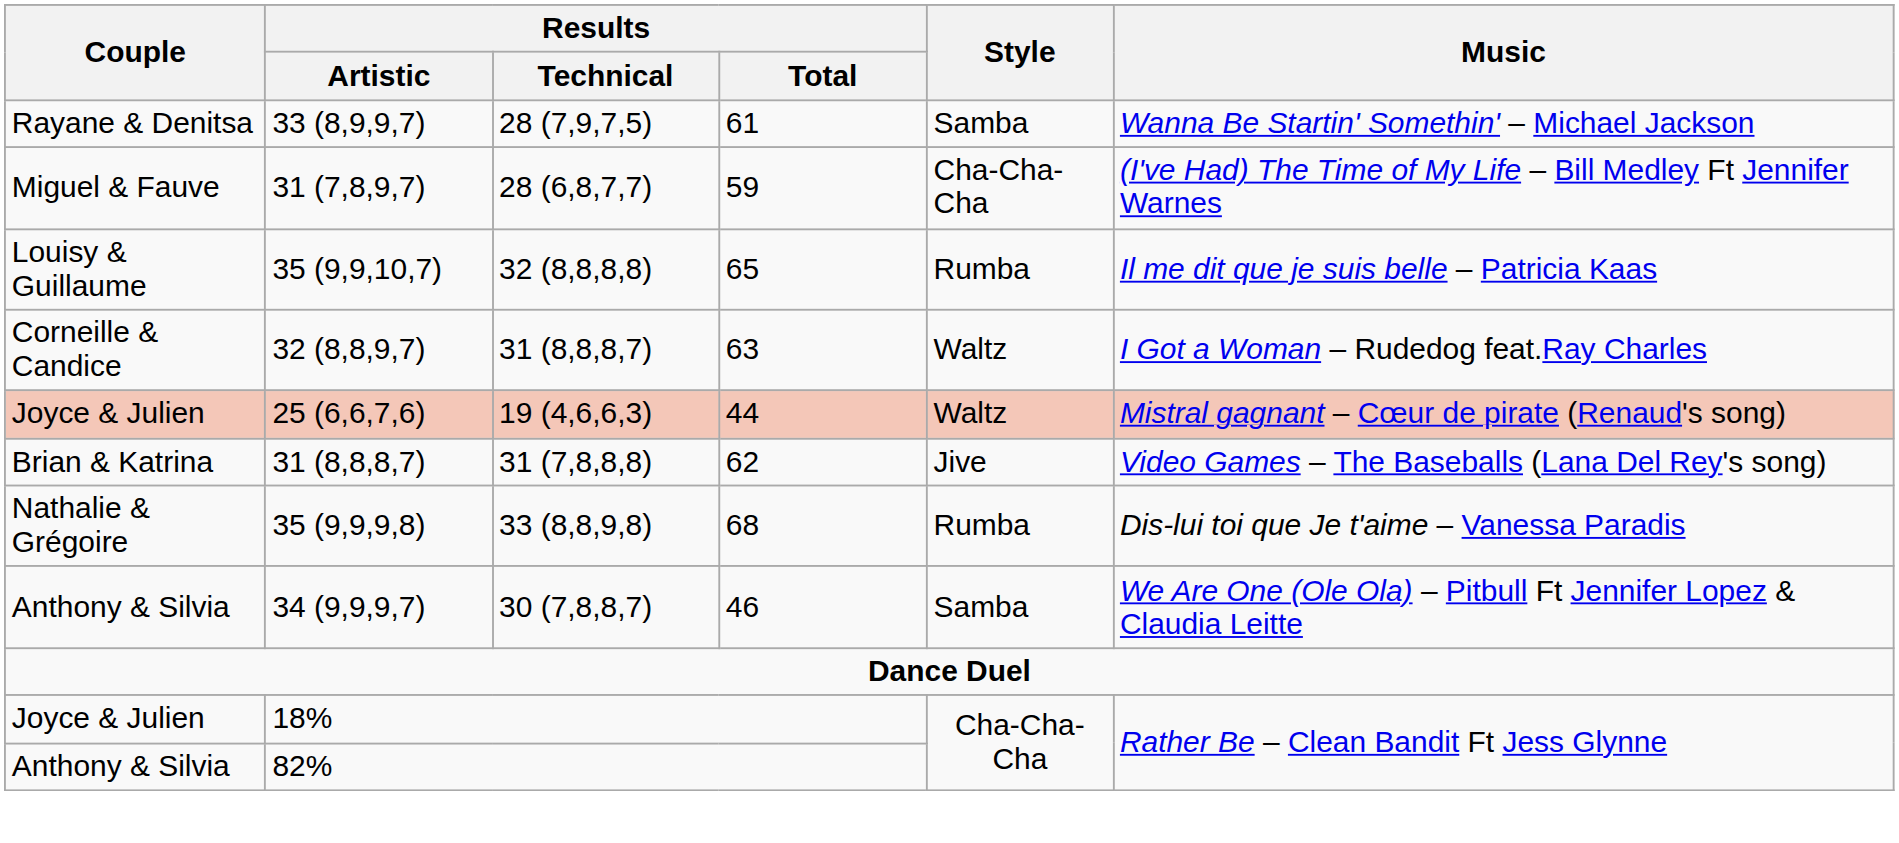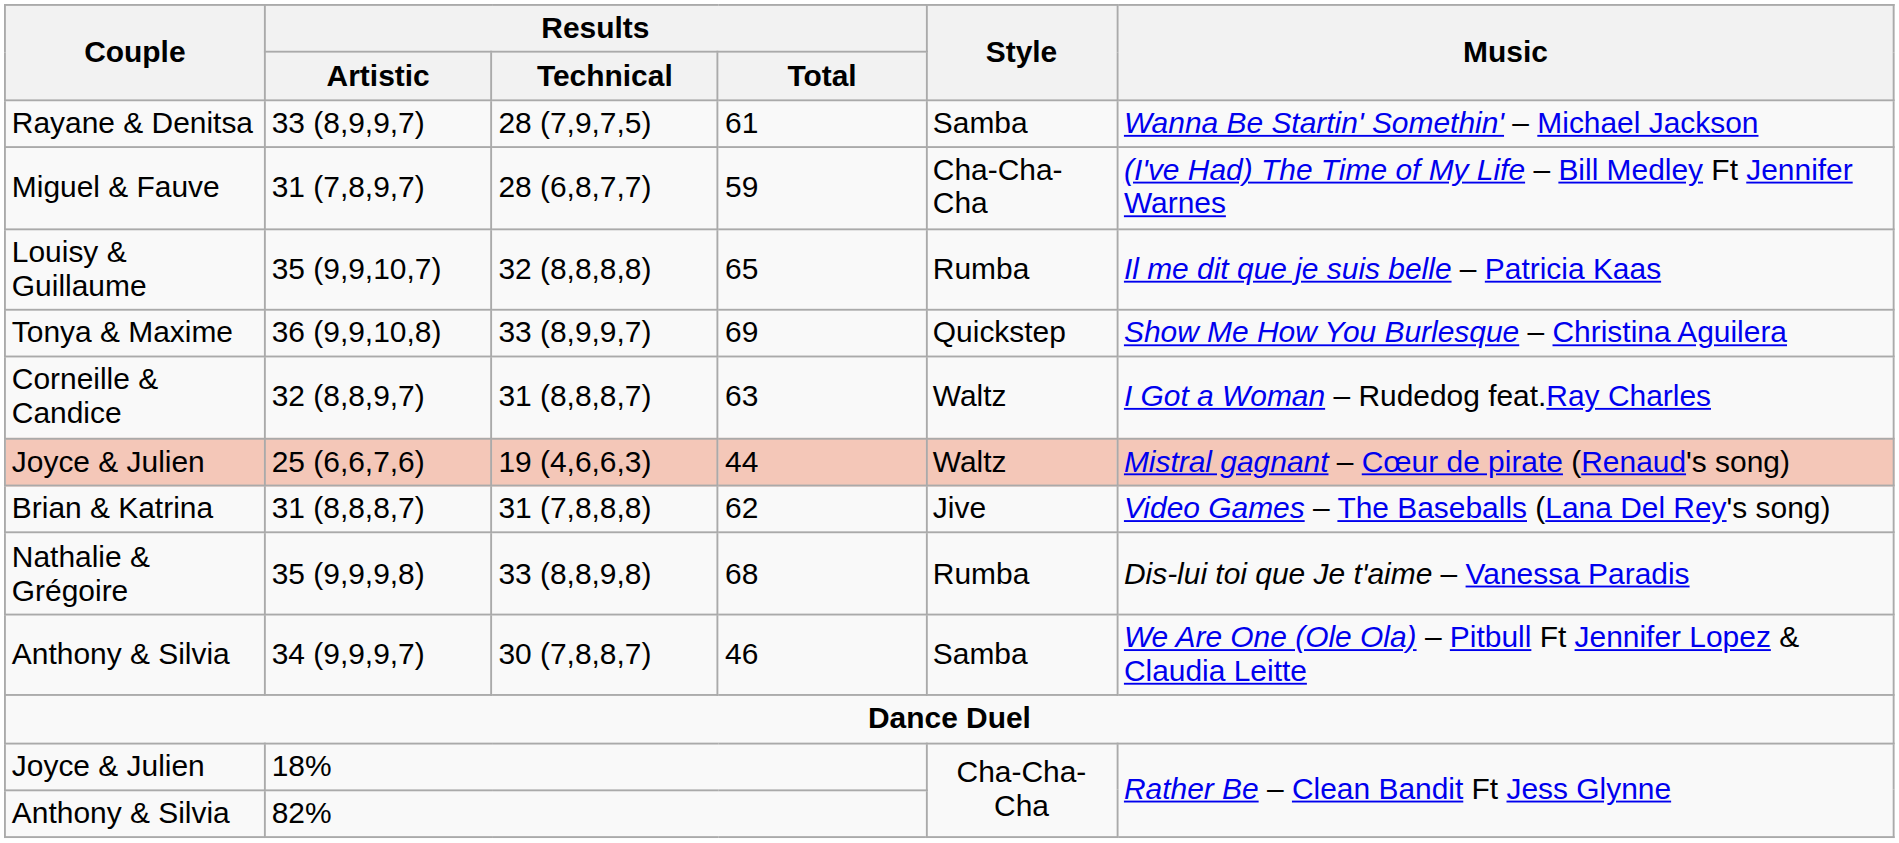+ row: (357, 332)
